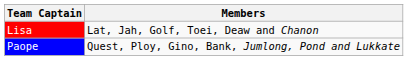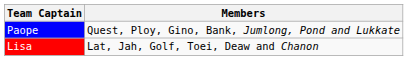rows swapped: (19, 30) <-> (23, 47)
